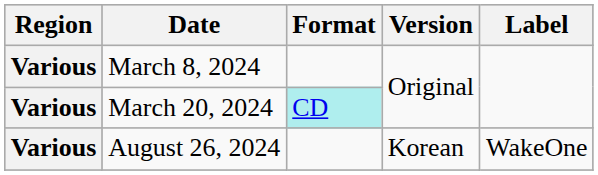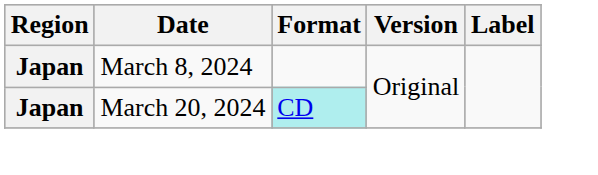(54, 66) Various -> (50, 66) Japan
(54, 107) Various -> (50, 107) Japan
- row: (194, 148)
